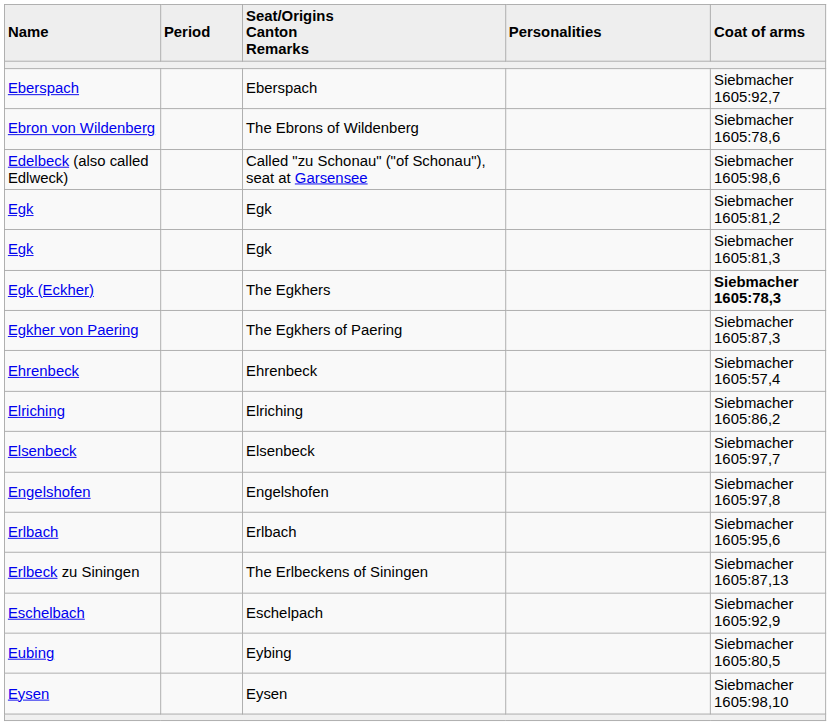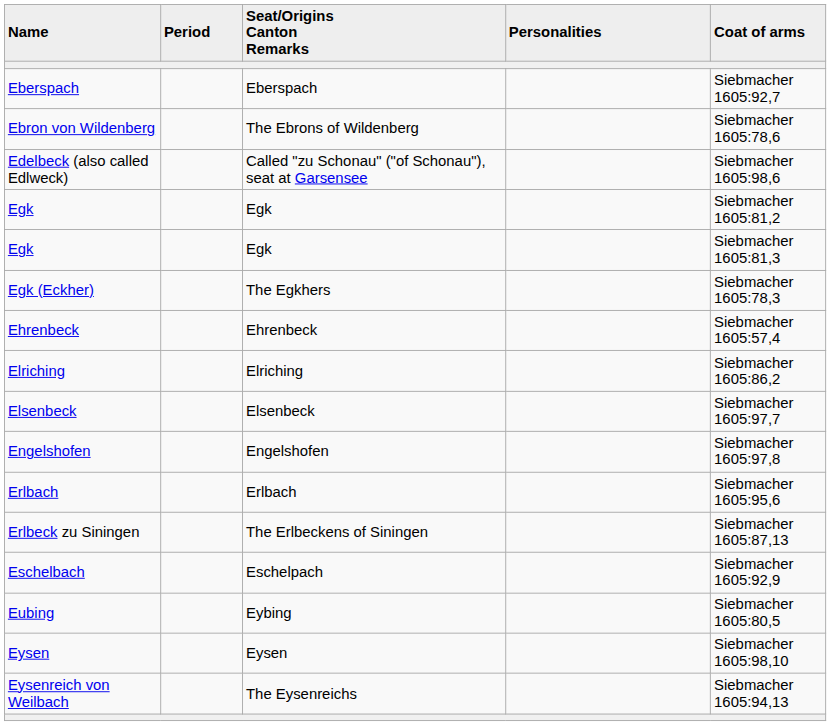(756, 290) bold -> (754, 290) normal
- row: (73, 330)
+ row: (59, 693)
